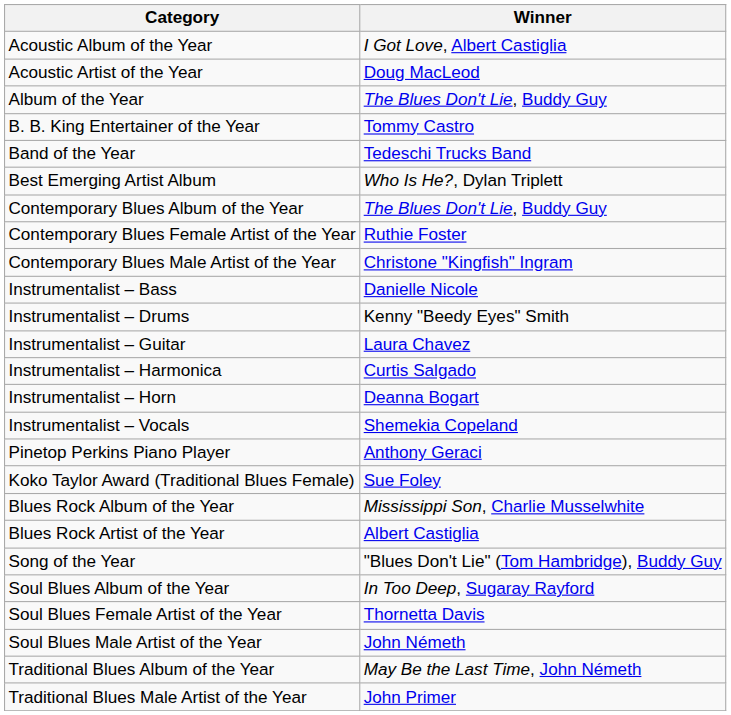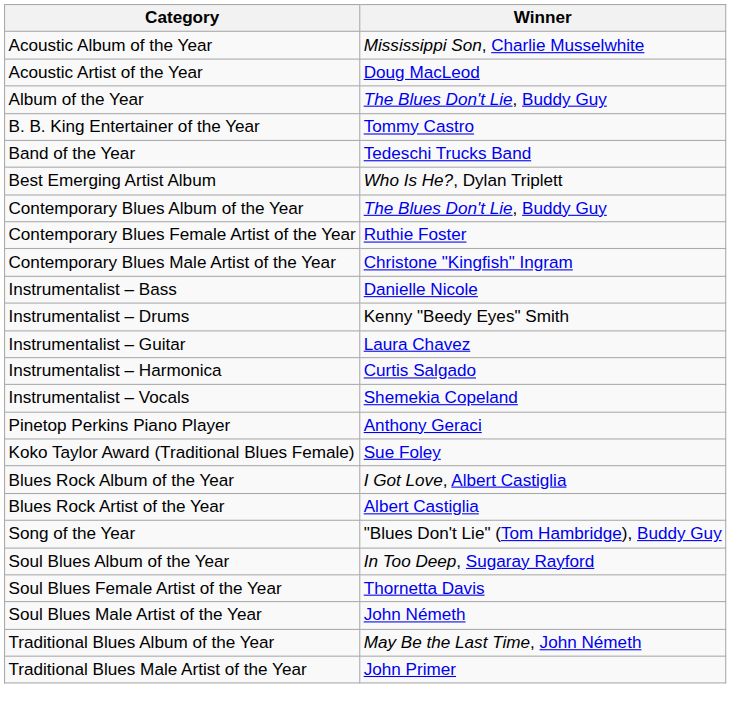(465, 45) I Got Love, Albert Castiglia -> (504, 45) Mississippi Son, Charlie Musselwhite
- row: (92, 398)
(504, 506) Mississippi Son, Charlie Musselwhite -> (465, 479) I Got Love, Albert Castiglia
